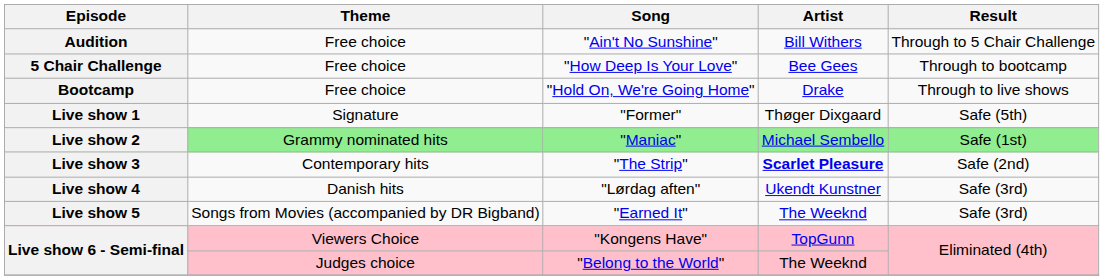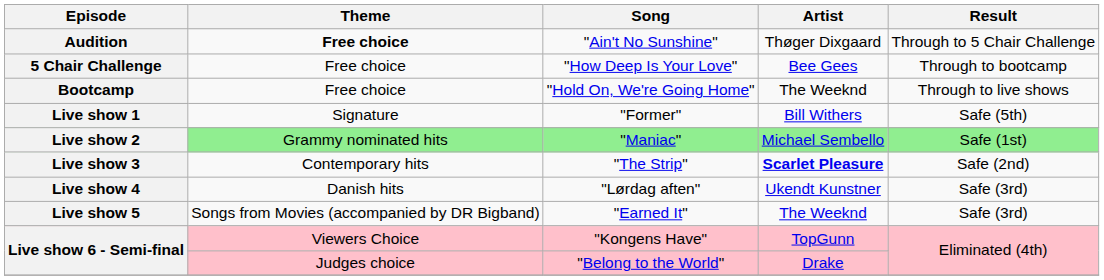(365, 41) normal -> (365, 41) bold
(823, 41) Bill Withers -> (823, 41) Thøger Dixgaard
(823, 90) Drake -> (823, 90) The Weeknd
(823, 115) Thøger Dixgaard -> (823, 115) Bill Withers
(823, 262) The Weeknd -> (823, 262) Drake
